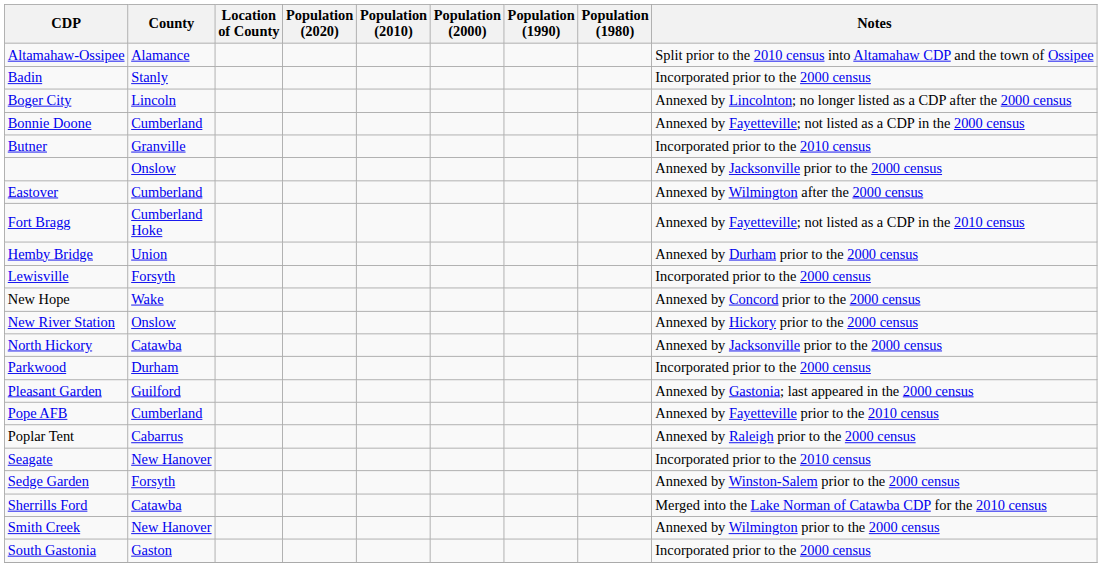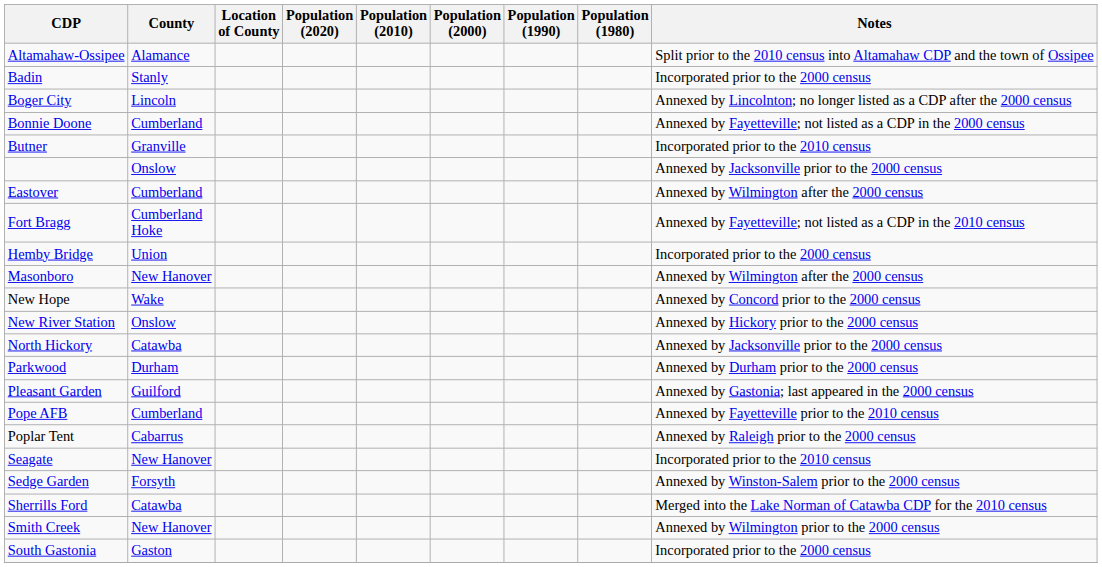(787, 253) Annexed by Durham prior to the 2000 census -> (763, 253) Incorporated prior to the 2000 census
- row: (38, 276)
+ row: (41, 276)
(763, 368) Incorporated prior to the 2000 census -> (787, 368) Annexed by Durham prior to the 2000 census
